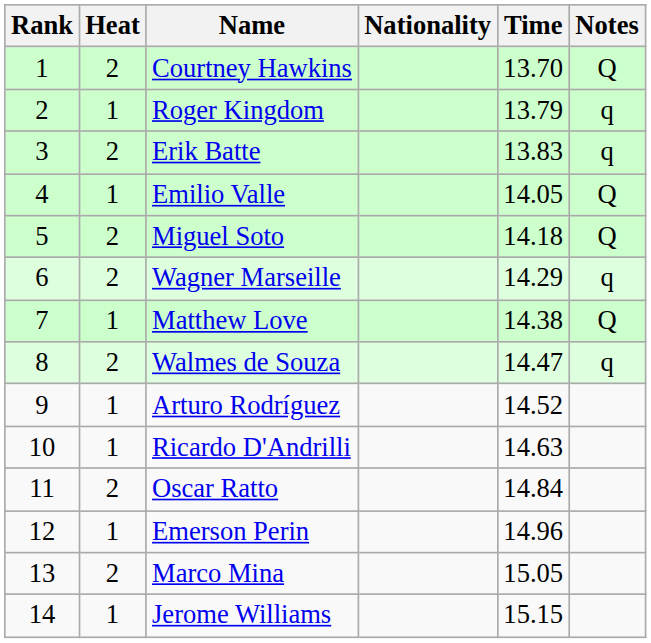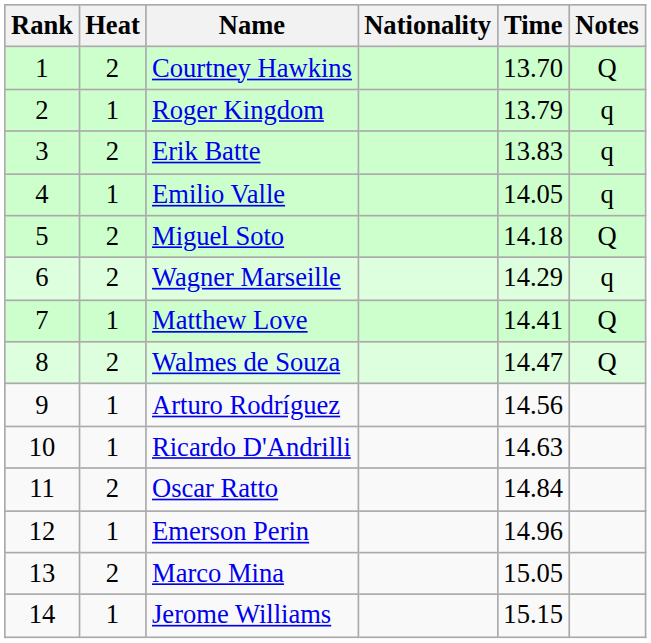(607, 194) Q -> (607, 194) q
(533, 320) 14.38 -> (533, 320) 14.41
(607, 362) q -> (607, 362) Q
(533, 404) 14.52 -> (533, 404) 14.56
